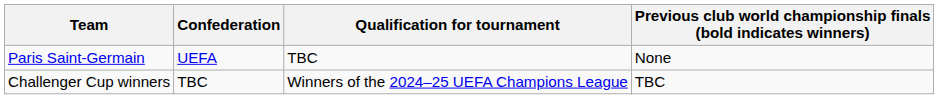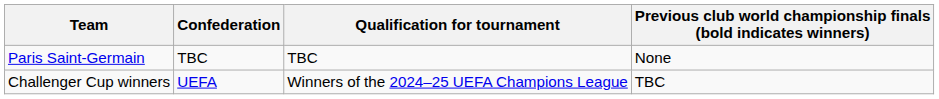(197, 57) UEFA -> (192, 57) TBC
(192, 81) TBC -> (197, 81) UEFA
